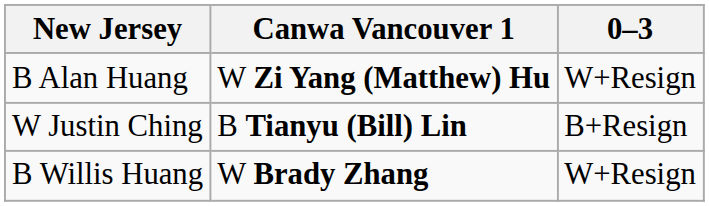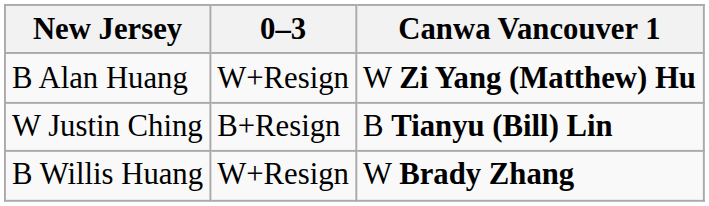columns swapped: (630, 28) <-> (384, 28)
